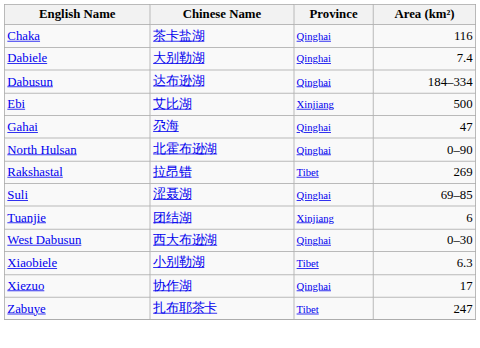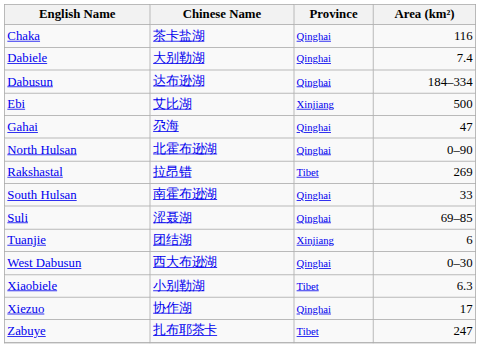+ row: (42, 195)
